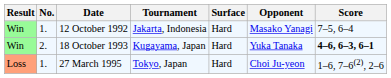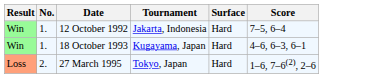- column: (281, 12)
(43, 45) 2. -> (43, 45) 1.
(346, 45) bold -> (278, 45) normal
(43, 63) 1. -> (43, 63) 2.
